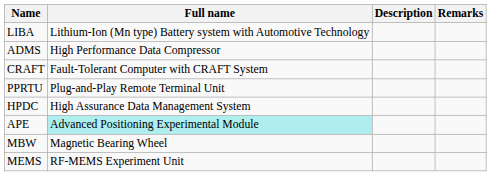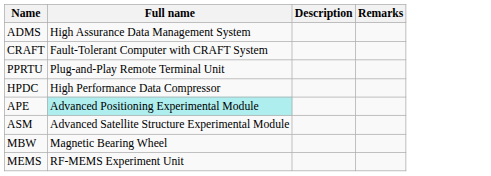- row: (21, 32)
(135, 50) High Performance Data Compressor -> (150, 32) High Assurance Data Management System
(150, 106) High Assurance Data Management System -> (135, 87) High Performance Data Compressor
+ row: (20, 124)
